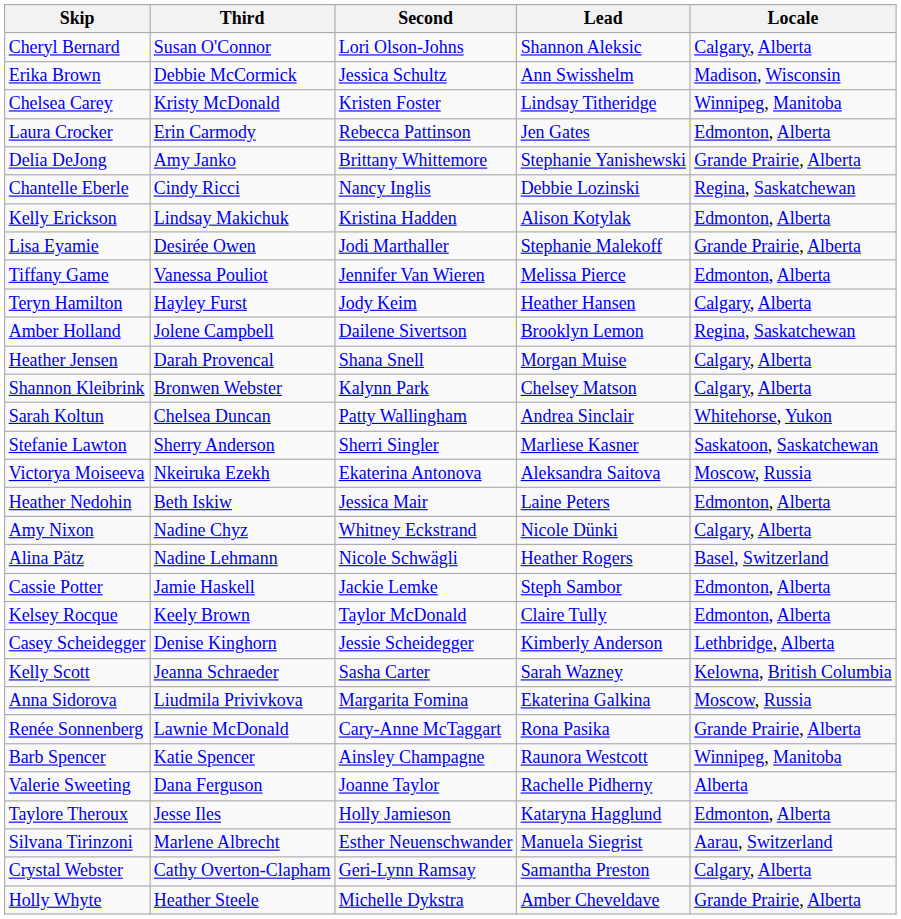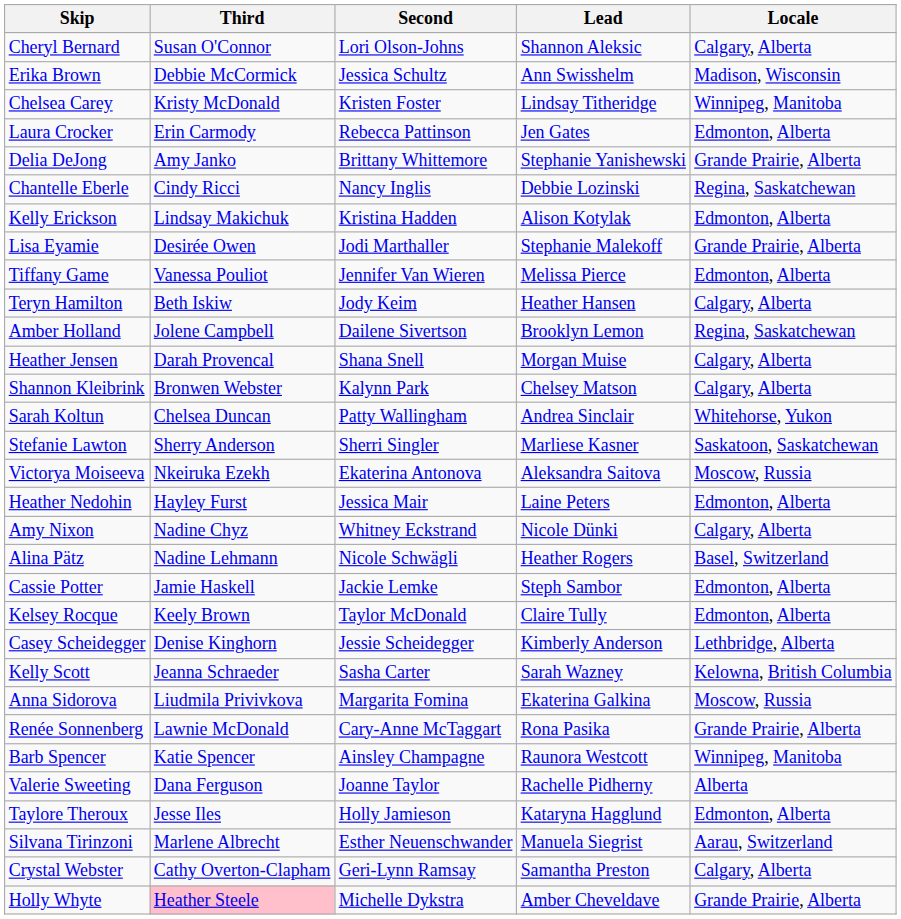(200, 302) Hayley Furst -> (193, 302) Beth Iskiw
(193, 501) Beth Iskiw -> (200, 501) Hayley Furst
(206, 899) no background -> (206, 899) pink background
